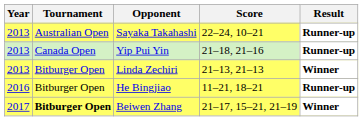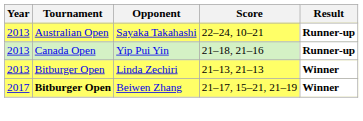- row: (143, 88)
